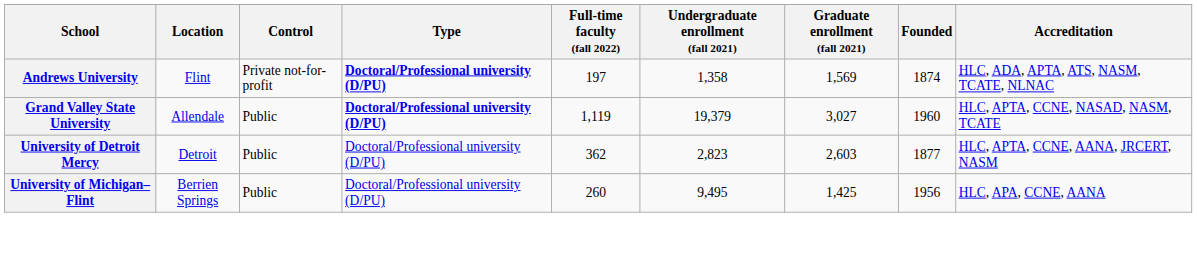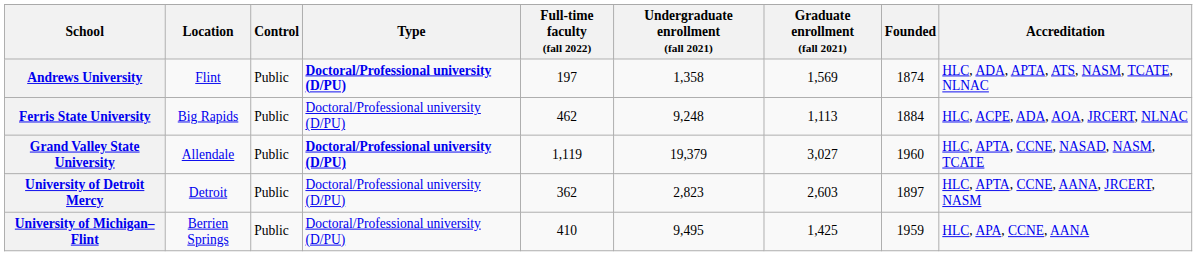(284, 78) Private not-for-profit -> (272, 78) Public
+ row: (85, 116)
(927, 154) 1877 -> (910, 193) 1897
(596, 193) 260 -> (567, 231) 410
(927, 193) 1956 -> (910, 231) 1959
